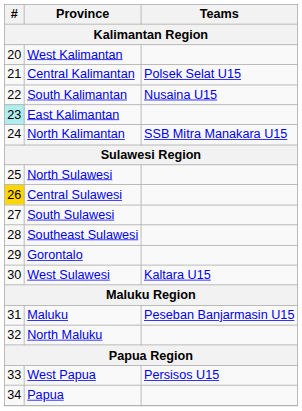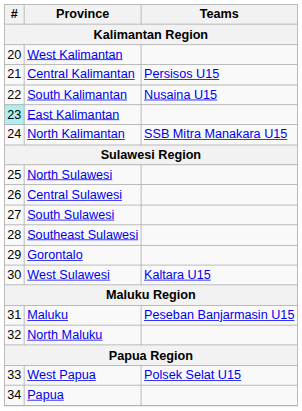(193, 74) Polsek Selat U15 -> (182, 74) Persisos U15
(14, 194) gold background -> (14, 194) no background
(182, 375) Persisos U15 -> (193, 375) Polsek Selat U15
